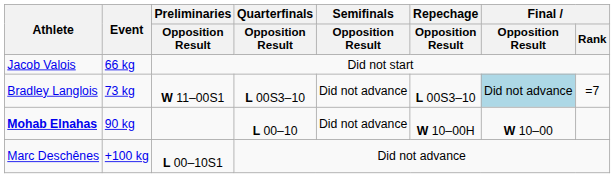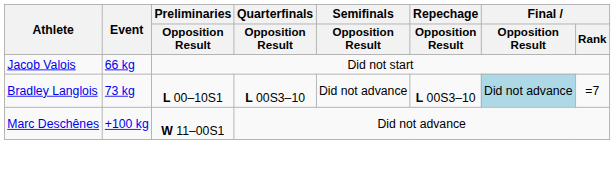(193, 98) W 11–00S1 -> (193, 98) L 00–10S1
- row: (52, 124)
(193, 164) L 00–10S1 -> (193, 131) W 11–00S1
